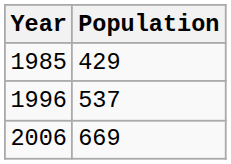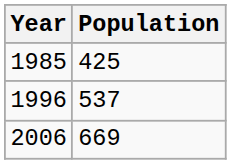(99, 62) 429 -> (99, 62) 425
